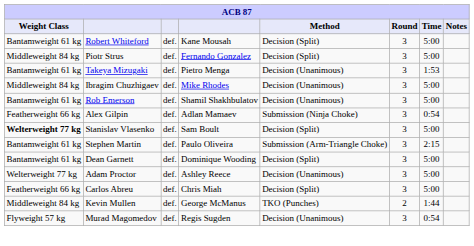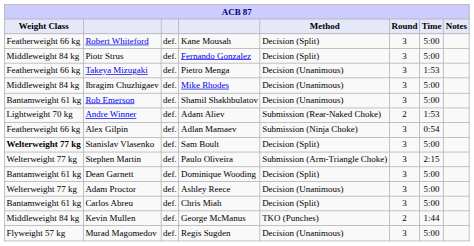(44, 41) Bantamweight 61 kg -> (43, 41) Featherweight 66 kg
(44, 70) Bantamweight 61 kg -> (43, 70) Featherweight 66 kg
+ row: (111, 115)
(44, 144) Bantamweight 61 kg -> (42, 159) Welterweight 77 kg
(43, 188) Featherweight 66 kg -> (44, 203) Bantamweight 61 kg
(432, 218) 0:54 -> (432, 233) 5:00
